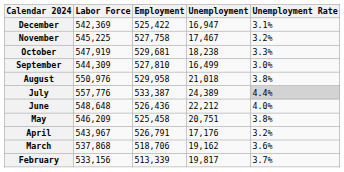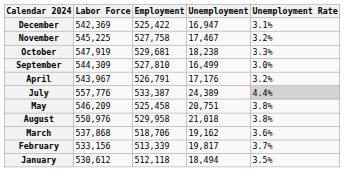rows swapped: (39, 79) <-> (39, 133)
- row: (39, 106)
+ row: (39, 160)
